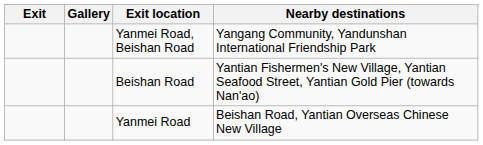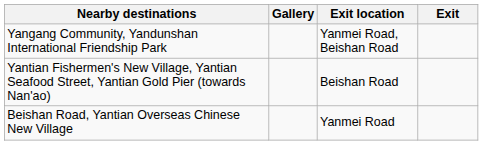columns swapped: (35, 14) <-> (346, 14)
